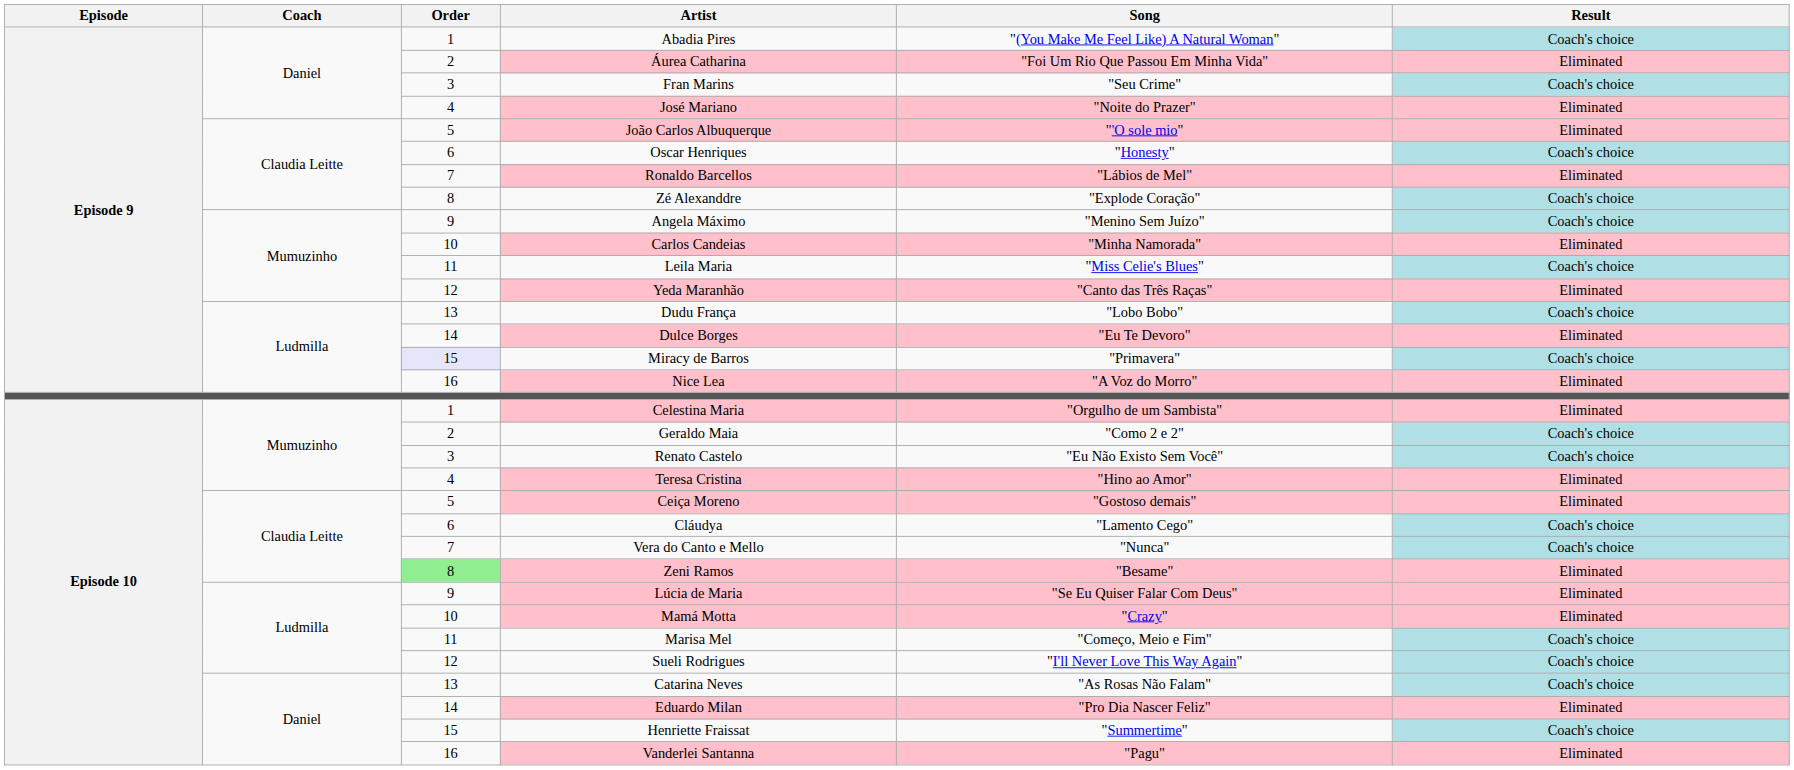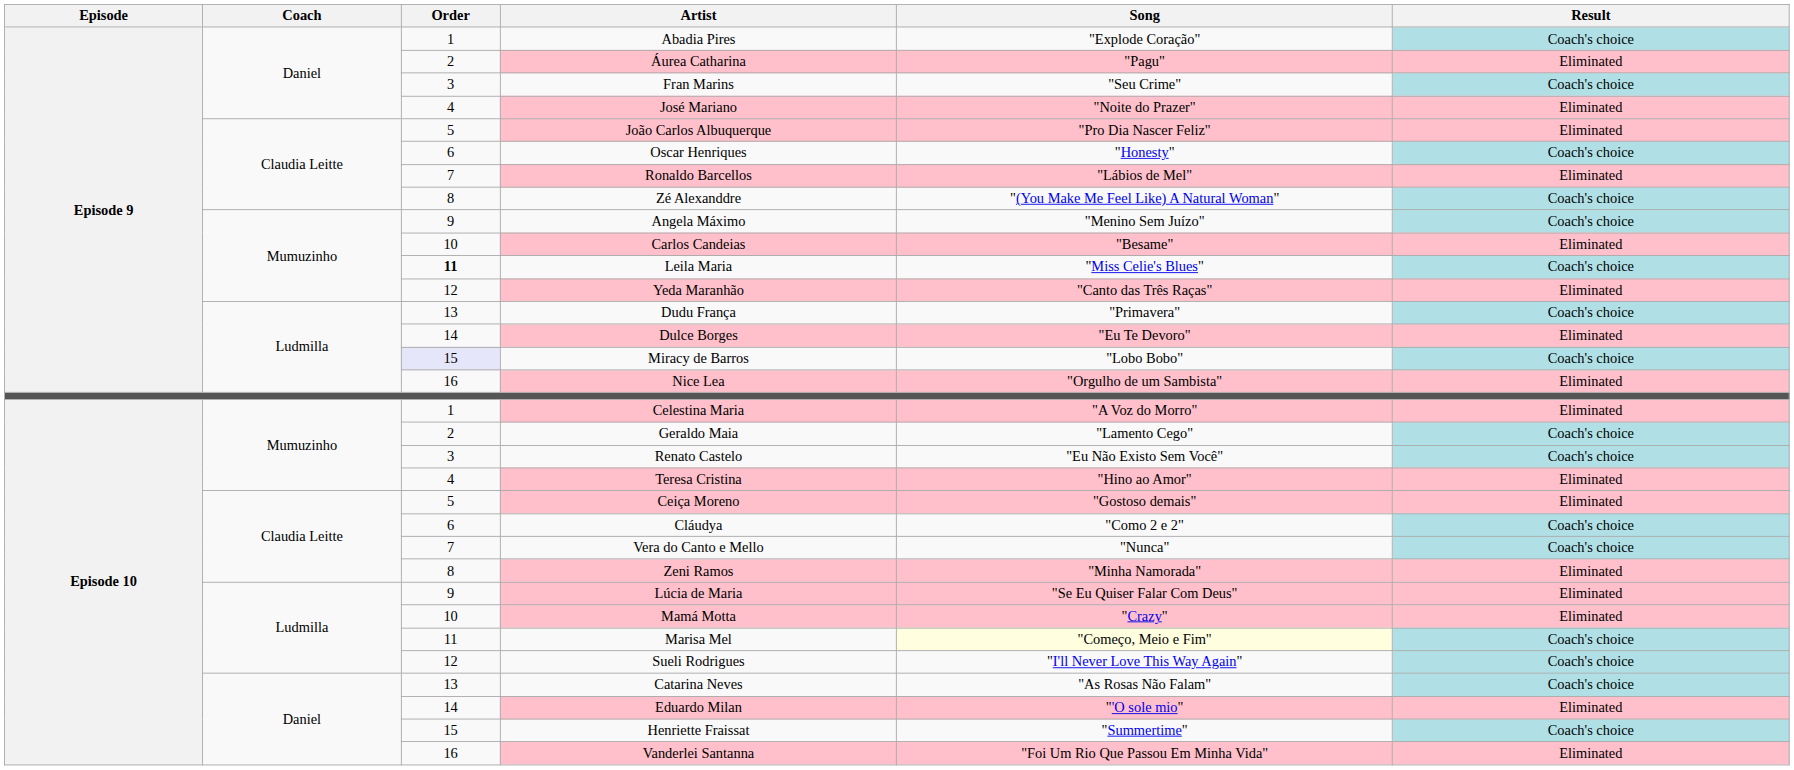(1145, 38) "(You Make Me Feel Like) A Natural Woman" -> (1145, 38) "Explode Coração"
(1145, 61) "Foi Um Rio Que Passou Em Minha Vida" -> (1145, 61) "Pagu"
(1145, 130) "'O sole mio" -> (1145, 130) "Pro Dia Nascer Feliz"
(1145, 198) "Explode Coração" -> (1145, 198) "(You Make Me Feel Like) A Natural Woman"
(1145, 244) "Minha Namorada" -> (1145, 244) "Besame"
(451, 267) normal -> (451, 267) bold
(1145, 312) "Lobo Bobo" -> (1145, 312) "Primavera"
(1145, 358) "Primavera" -> (1145, 358) "Lobo Bobo"
(1145, 381) "A Voz do Morro" -> (1145, 381) "Orgulho de um Sambista"
(1145, 410) "Orgulho de um Sambista" -> (1145, 410) "A Voz do Morro"
(1145, 433) "Como 2 e 2" -> (1145, 433) "Lamento Cego"
(1145, 524) "Lamento Cego" -> (1145, 524) "Como 2 e 2"
(451, 570) lightgreen background -> (451, 570) no background
(1145, 570) "Besame" -> (1145, 570) "Minha Namorada"
(1145, 639) no background -> (1145, 639) lightyellow background
(1145, 707) "Pro Dia Nascer Feliz" -> (1145, 707) "'O sole mio"
(1145, 753) "Pagu" -> (1145, 753) "Foi Um Rio Que Passou Em Minha Vida"
